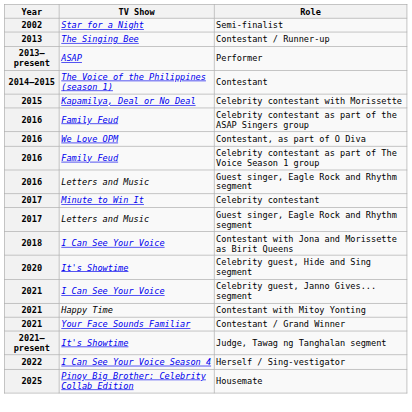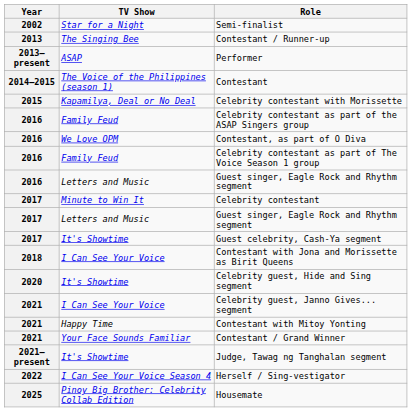+ row: (32, 239)
